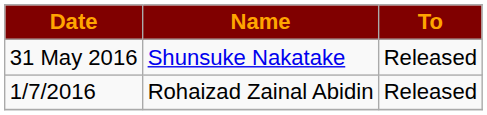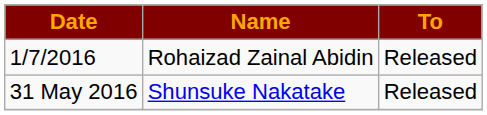rows swapped: (74, 57) <-> (53, 92)
